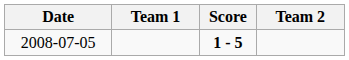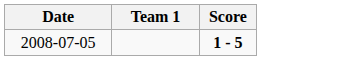- column: (300, 17)
